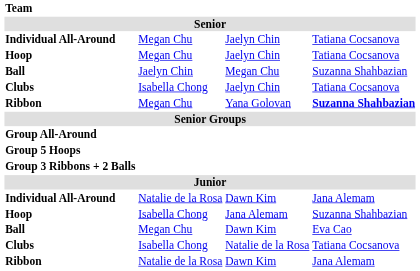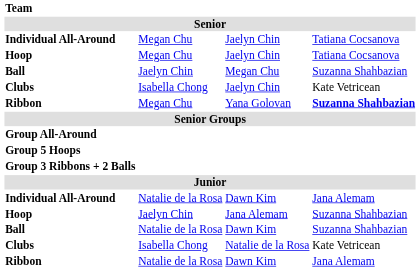(356, 87) Tatiana Cocsanova -> (346, 87) Kate Vetricean
(173, 214) Isabella Chong -> (166, 214) Jaelyn Chin
(165, 229) Megan Chu -> (180, 229) Natalie de la Rosa
(332, 229) Eva Cao -> (360, 229) Suzanna Shahbazian
(356, 245) Tatiana Cocsanova -> (346, 245) Kate Vetricean
